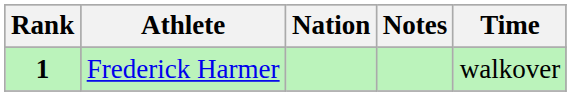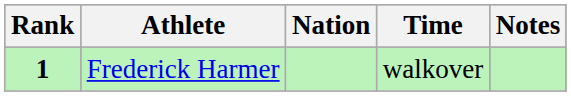columns swapped: (510, 25) <-> (415, 25)
